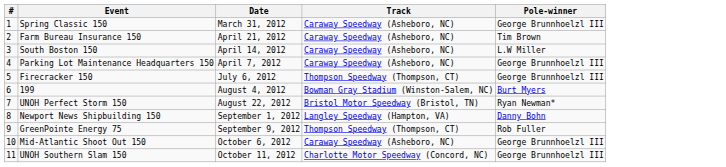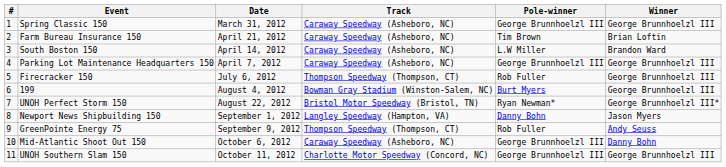+ column: (664, 11)
(551, 77) George Brunnhoelzl III -> (521, 77) Rob Fuller
